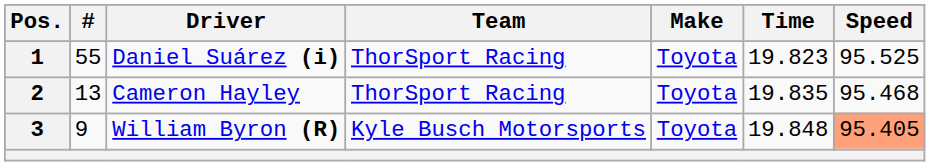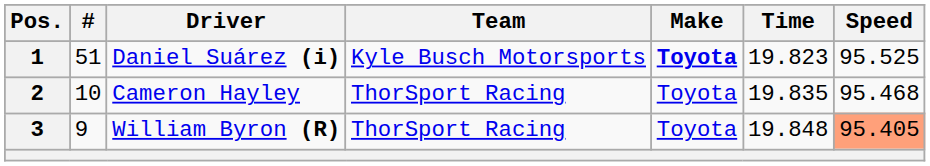(88, 59) 55 -> (88, 59) 51
(458, 59) ThorSport Racing -> (498, 59) Kyle Busch Motorsports
(697, 59) normal -> (697, 59) bold
(88, 95) 13 -> (88, 95) 10
(498, 132) Kyle Busch Motorsports -> (458, 132) ThorSport Racing
